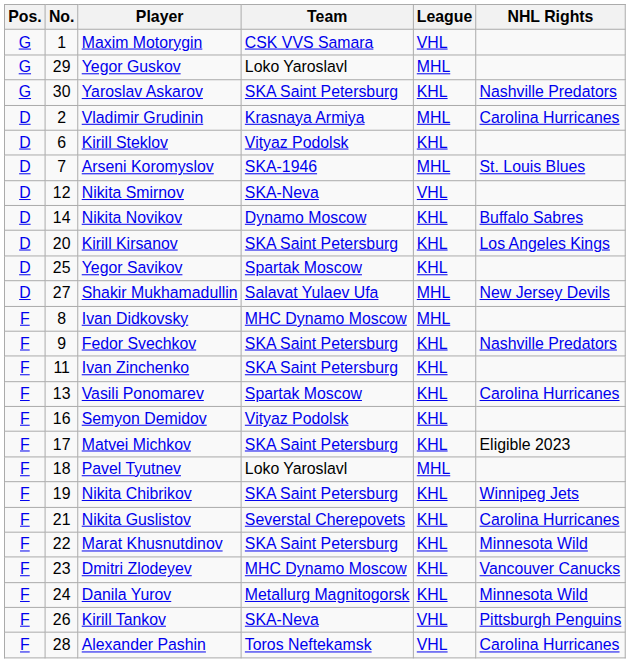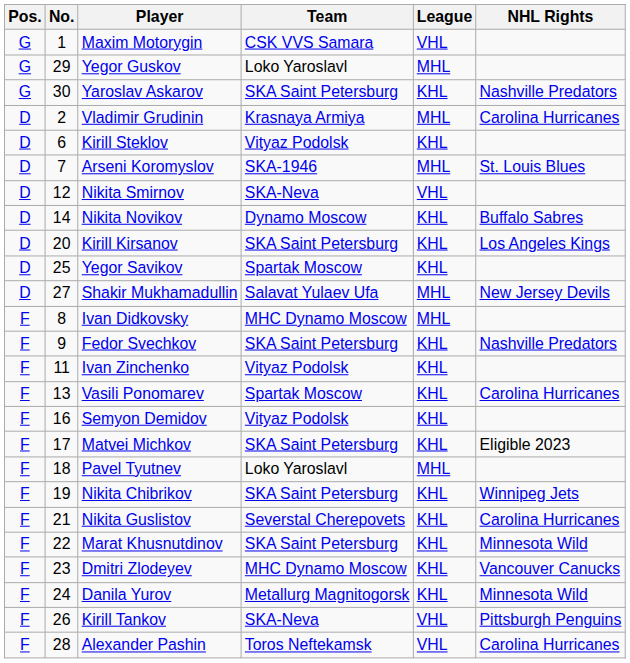(321, 368) SKA Saint Petersburg -> (297, 368) Vityaz Podolsk
